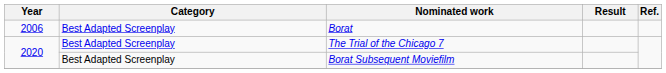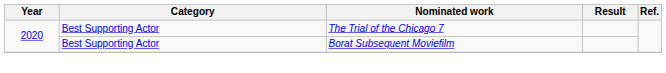- row: (340, 28)
(118, 44) Best Adapted Screenplay -> (110, 28) Best Supporting Actor
(118, 60) Best Adapted Screenplay -> (110, 44) Best Supporting Actor
